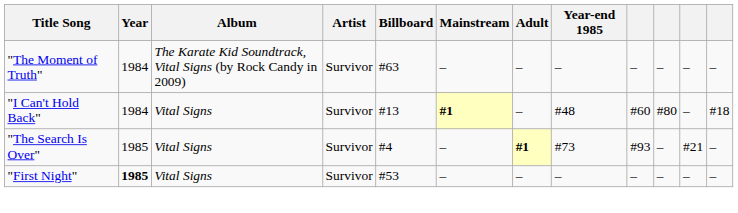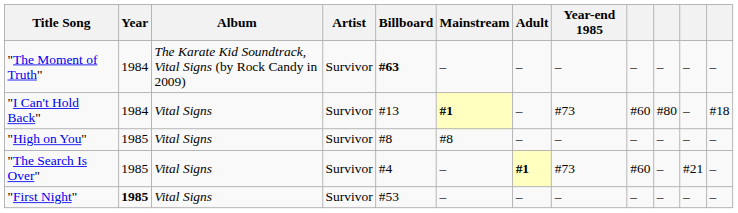(389, 66) normal -> (389, 66) bold
(565, 110) #48 -> (565, 110) #73
+ row: (47, 139)
(640, 147) #93 -> (640, 168) #60
